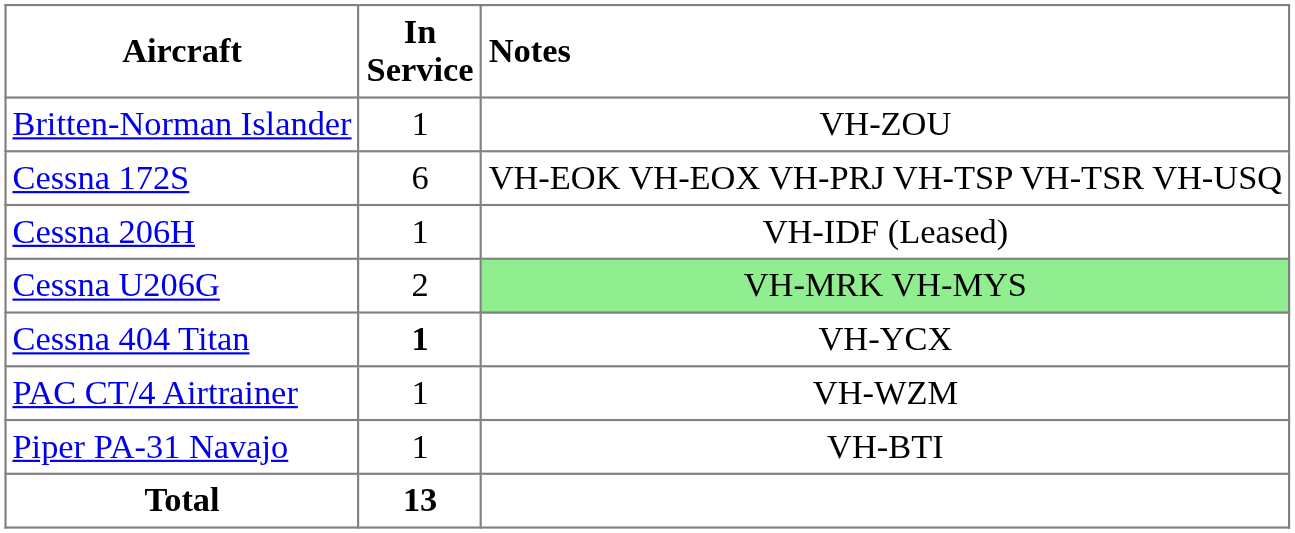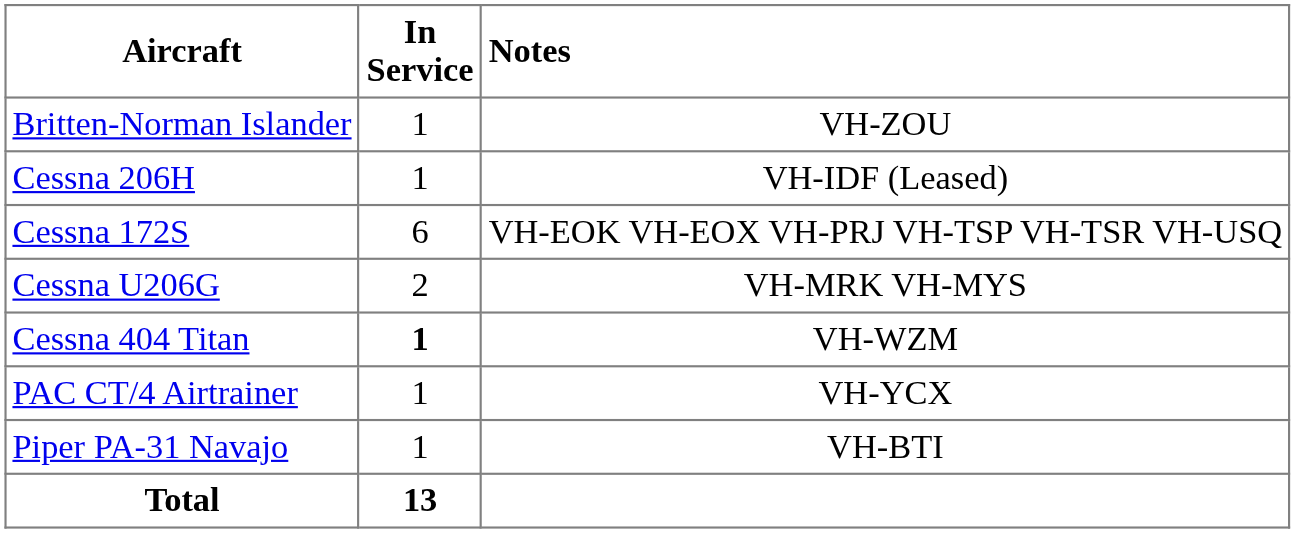rows swapped: (101, 177) <-> (104, 231)
(885, 285) lightgreen background -> (885, 285) no background
(885, 338) VH-YCX -> (885, 338) VH-WZM
(885, 392) VH-WZM -> (885, 392) VH-YCX
